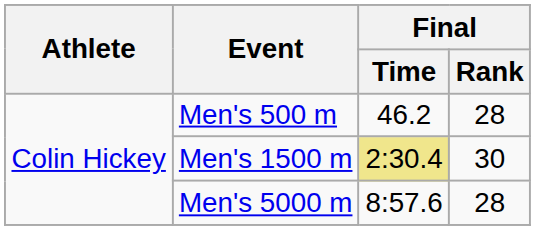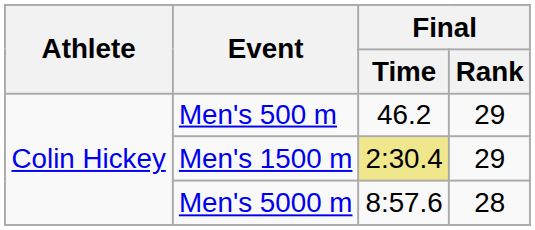(490, 115) 28 -> (490, 115) 29
(490, 159) 30 -> (490, 159) 29
